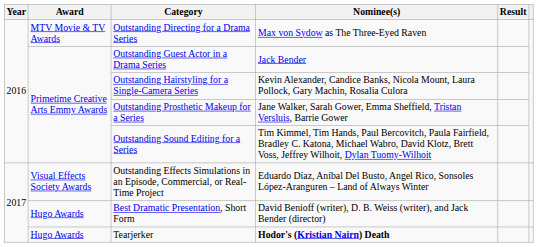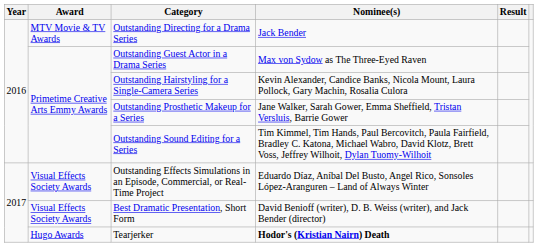(342, 33) Max von Sydow as The Three-Eyed Raven -> (282, 33) Jack Bender
(282, 59) Jack Bender -> (342, 59) Max von Sydow as The Three-Eyed Raven
(57, 213) Hugo Awards -> (61, 213) Visual Effects Society Awards
